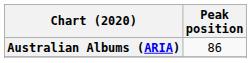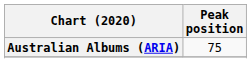(215, 47) 86 -> (215, 47) 75
